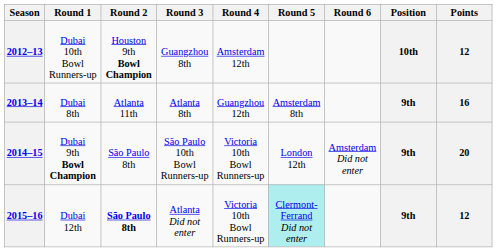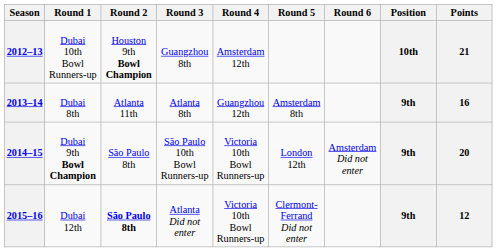(464, 51) 12 -> (464, 51) 21
(297, 221) paleturquoise background -> (297, 221) no background
